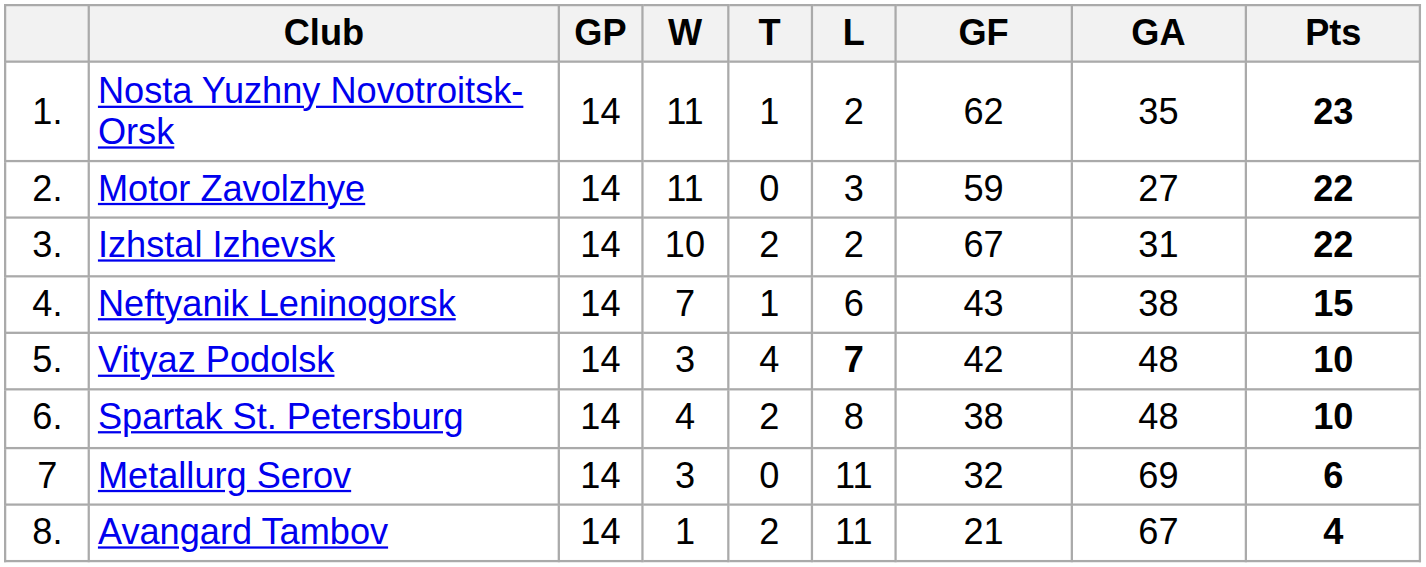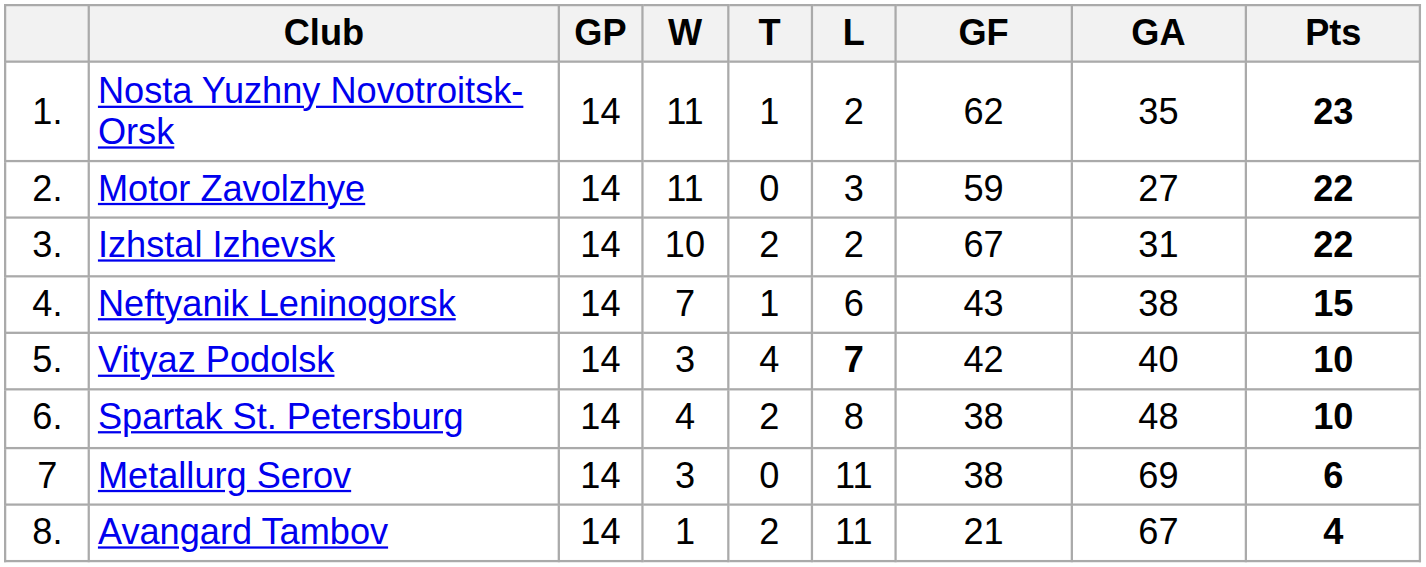(1158, 360) 48 -> (1158, 360) 40
(984, 475) 32 -> (984, 475) 38
